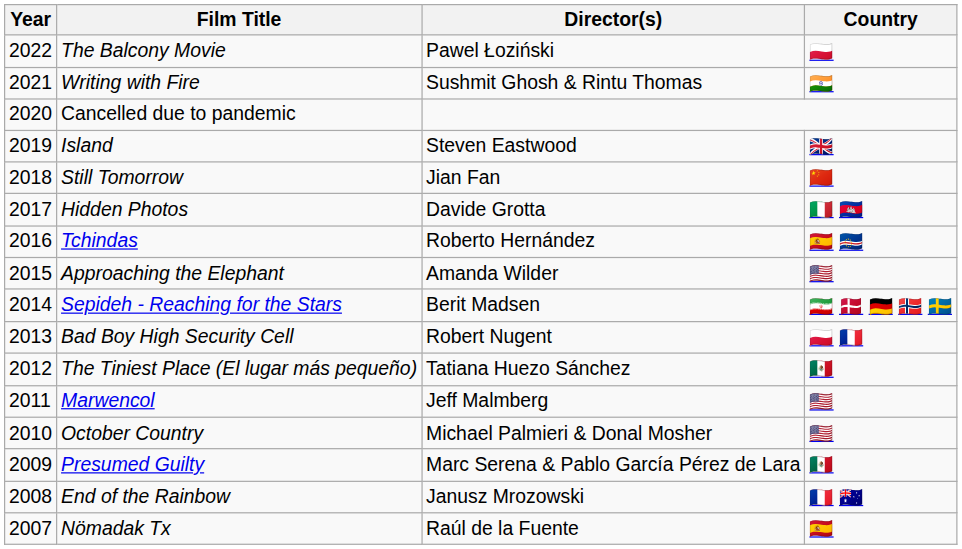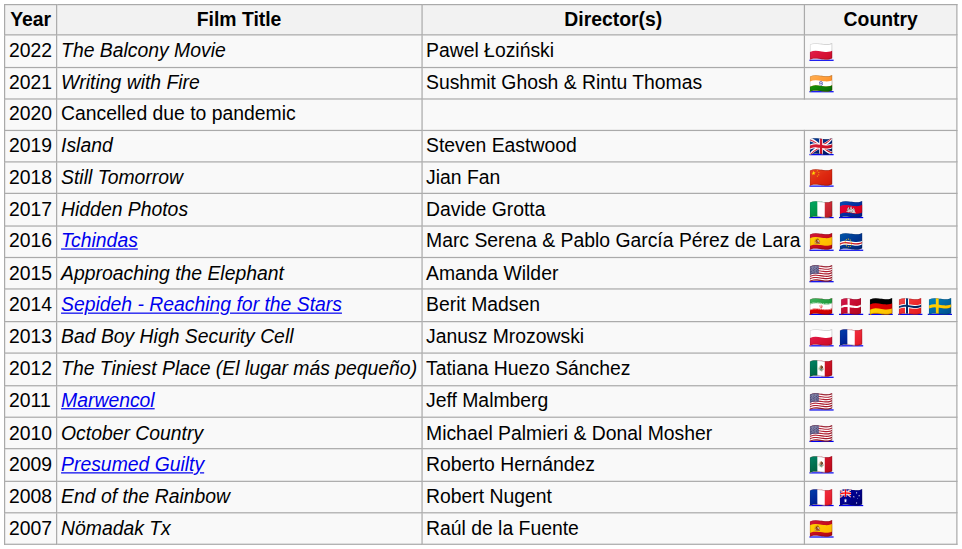(510, 241) Roberto Hernández -> (613, 241) Marc Serena & Pablo García Pérez de Lara
(489, 337) Robert Nugent -> (505, 337) Janusz Mrozowski
(613, 464) Marc Serena & Pablo García Pérez de Lara -> (510, 464) Roberto Hernández
(505, 496) Janusz Mrozowski -> (489, 496) Robert Nugent
